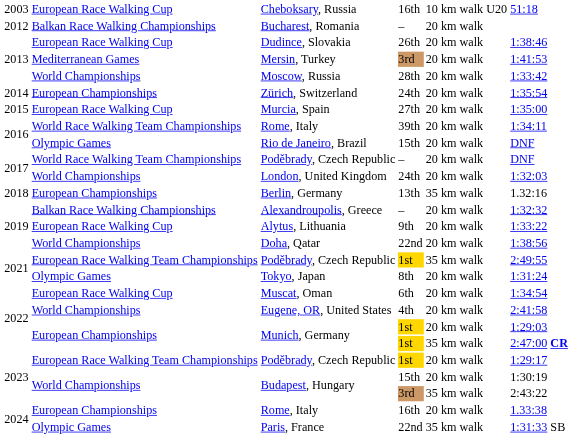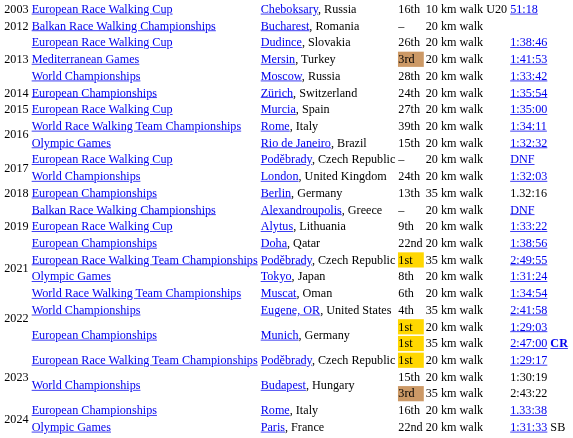(522, 142) DNF -> (529, 142) 1:32:32
(136, 159) World Race Walking Team Championships -> (102, 159) European Race Walking Cup
(529, 209) 1:32:32 -> (522, 209) DNF
(86, 243) World Championships -> (94, 243) European Championships
(102, 293) European Race Walking Cup -> (136, 293) World Race Walking Team Championships
(454, 310) 20 km walk -> (454, 310) 35 km walk
(454, 427) 35 km walk -> (454, 427) 20 km walk
